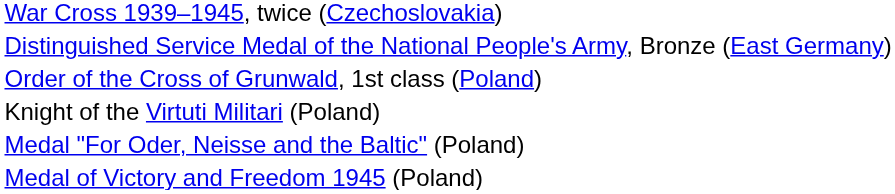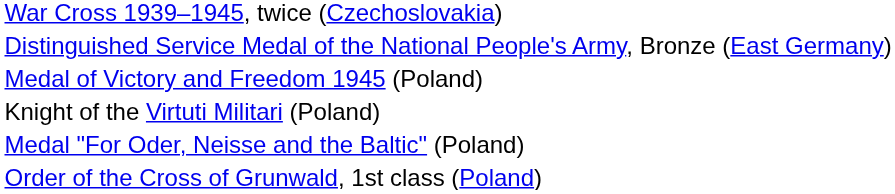rows swapped: (273, 78) <-> (244, 177)
